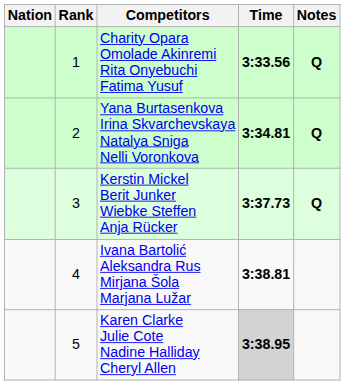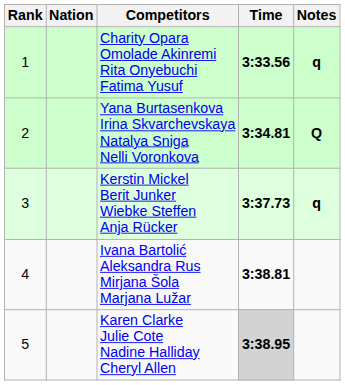columns swapped: (76, 15) <-> (30, 15)
(317, 62) Q -> (317, 62) q
(317, 203) Q -> (317, 203) q
